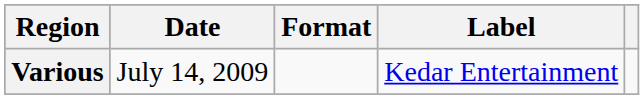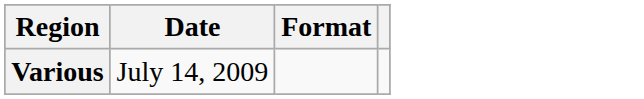- column: (501, 26)
